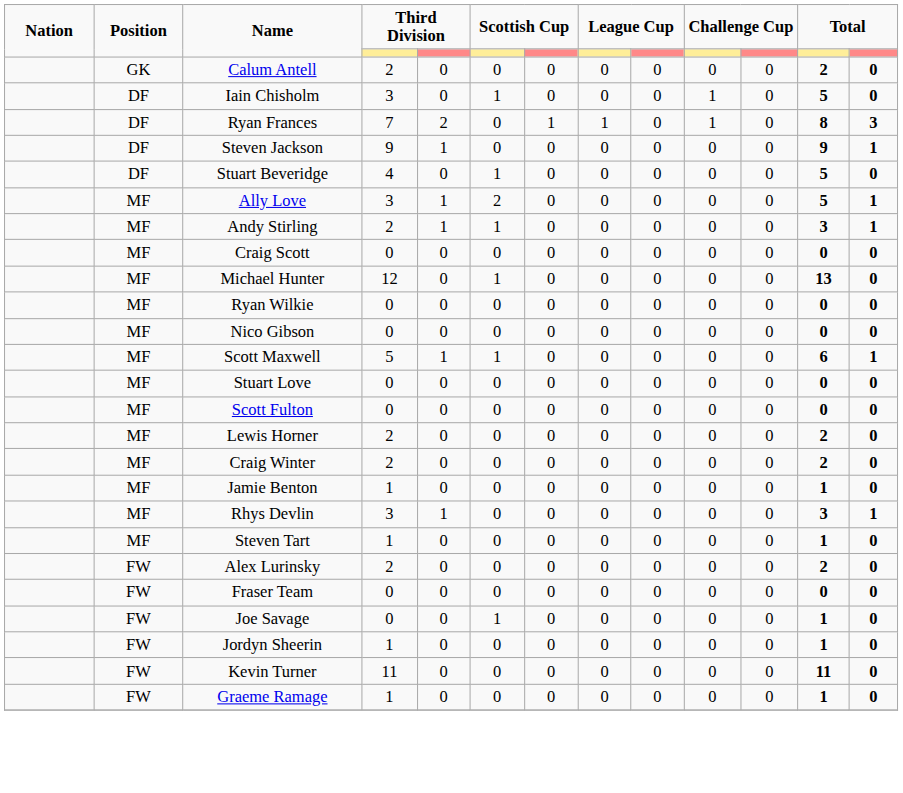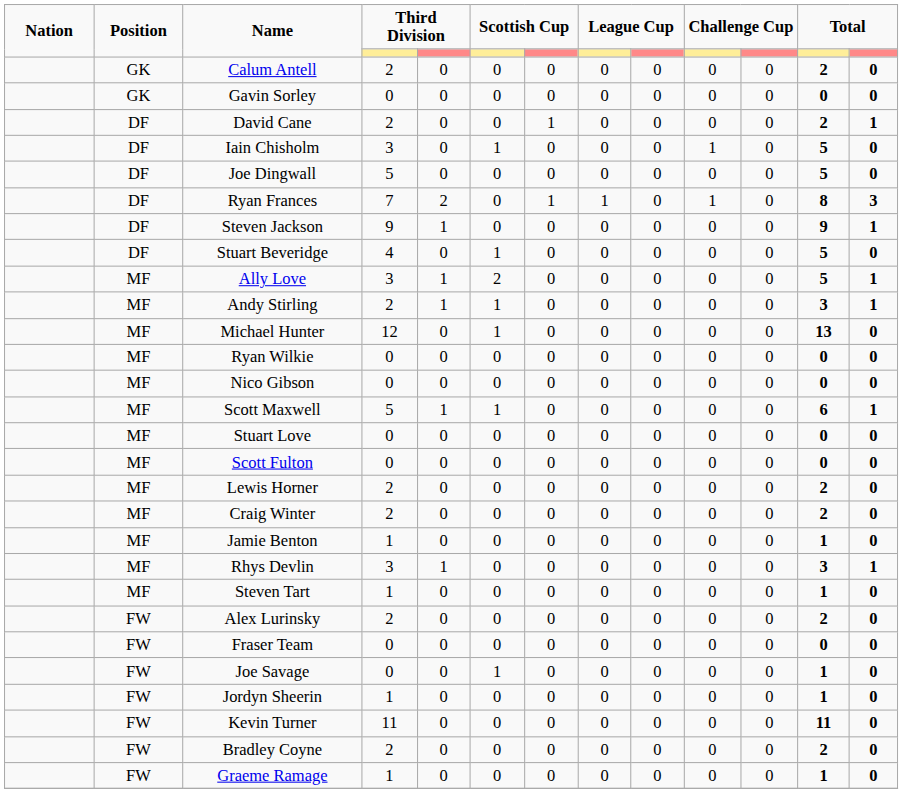+ row: (272, 95)
+ row: (272, 122)
+ row: (272, 174)
- row: (272, 252)
+ row: (272, 749)
